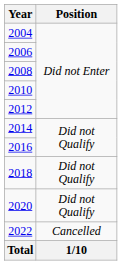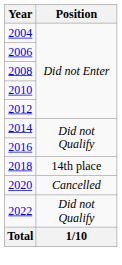(76, 173) Did not Qualify -> (76, 166) 14th place
(76, 205) Did not Qualify -> (76, 185) Cancelled
(76, 231) Cancelled -> (76, 211) Did not Qualify
